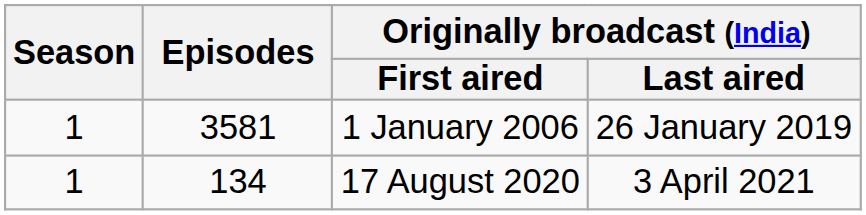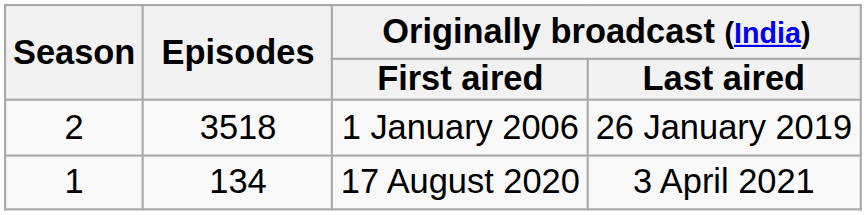(74, 127) 1 -> (74, 127) 2
(238, 127) 3581 -> (238, 127) 3518
